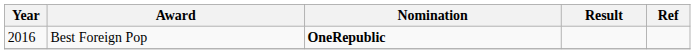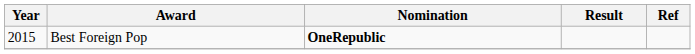(22, 37) 2016 -> (22, 37) 2015
